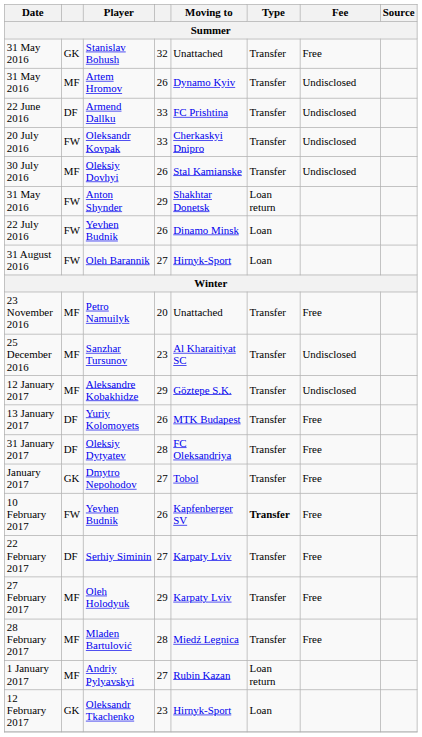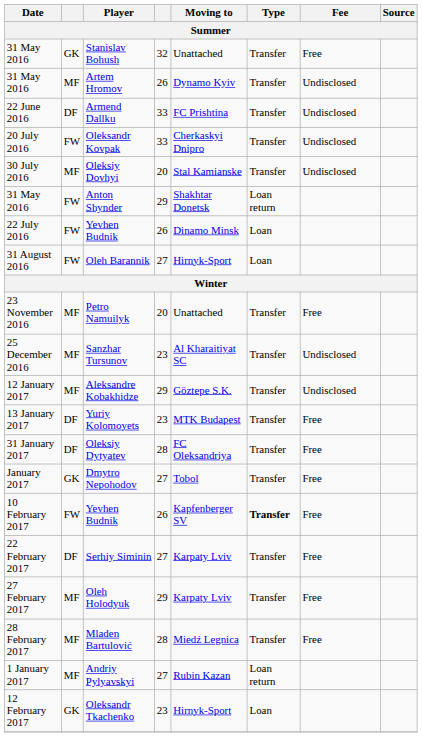(162, 171) 26 -> (162, 171) 20
(162, 419) 26 -> (162, 419) 23
